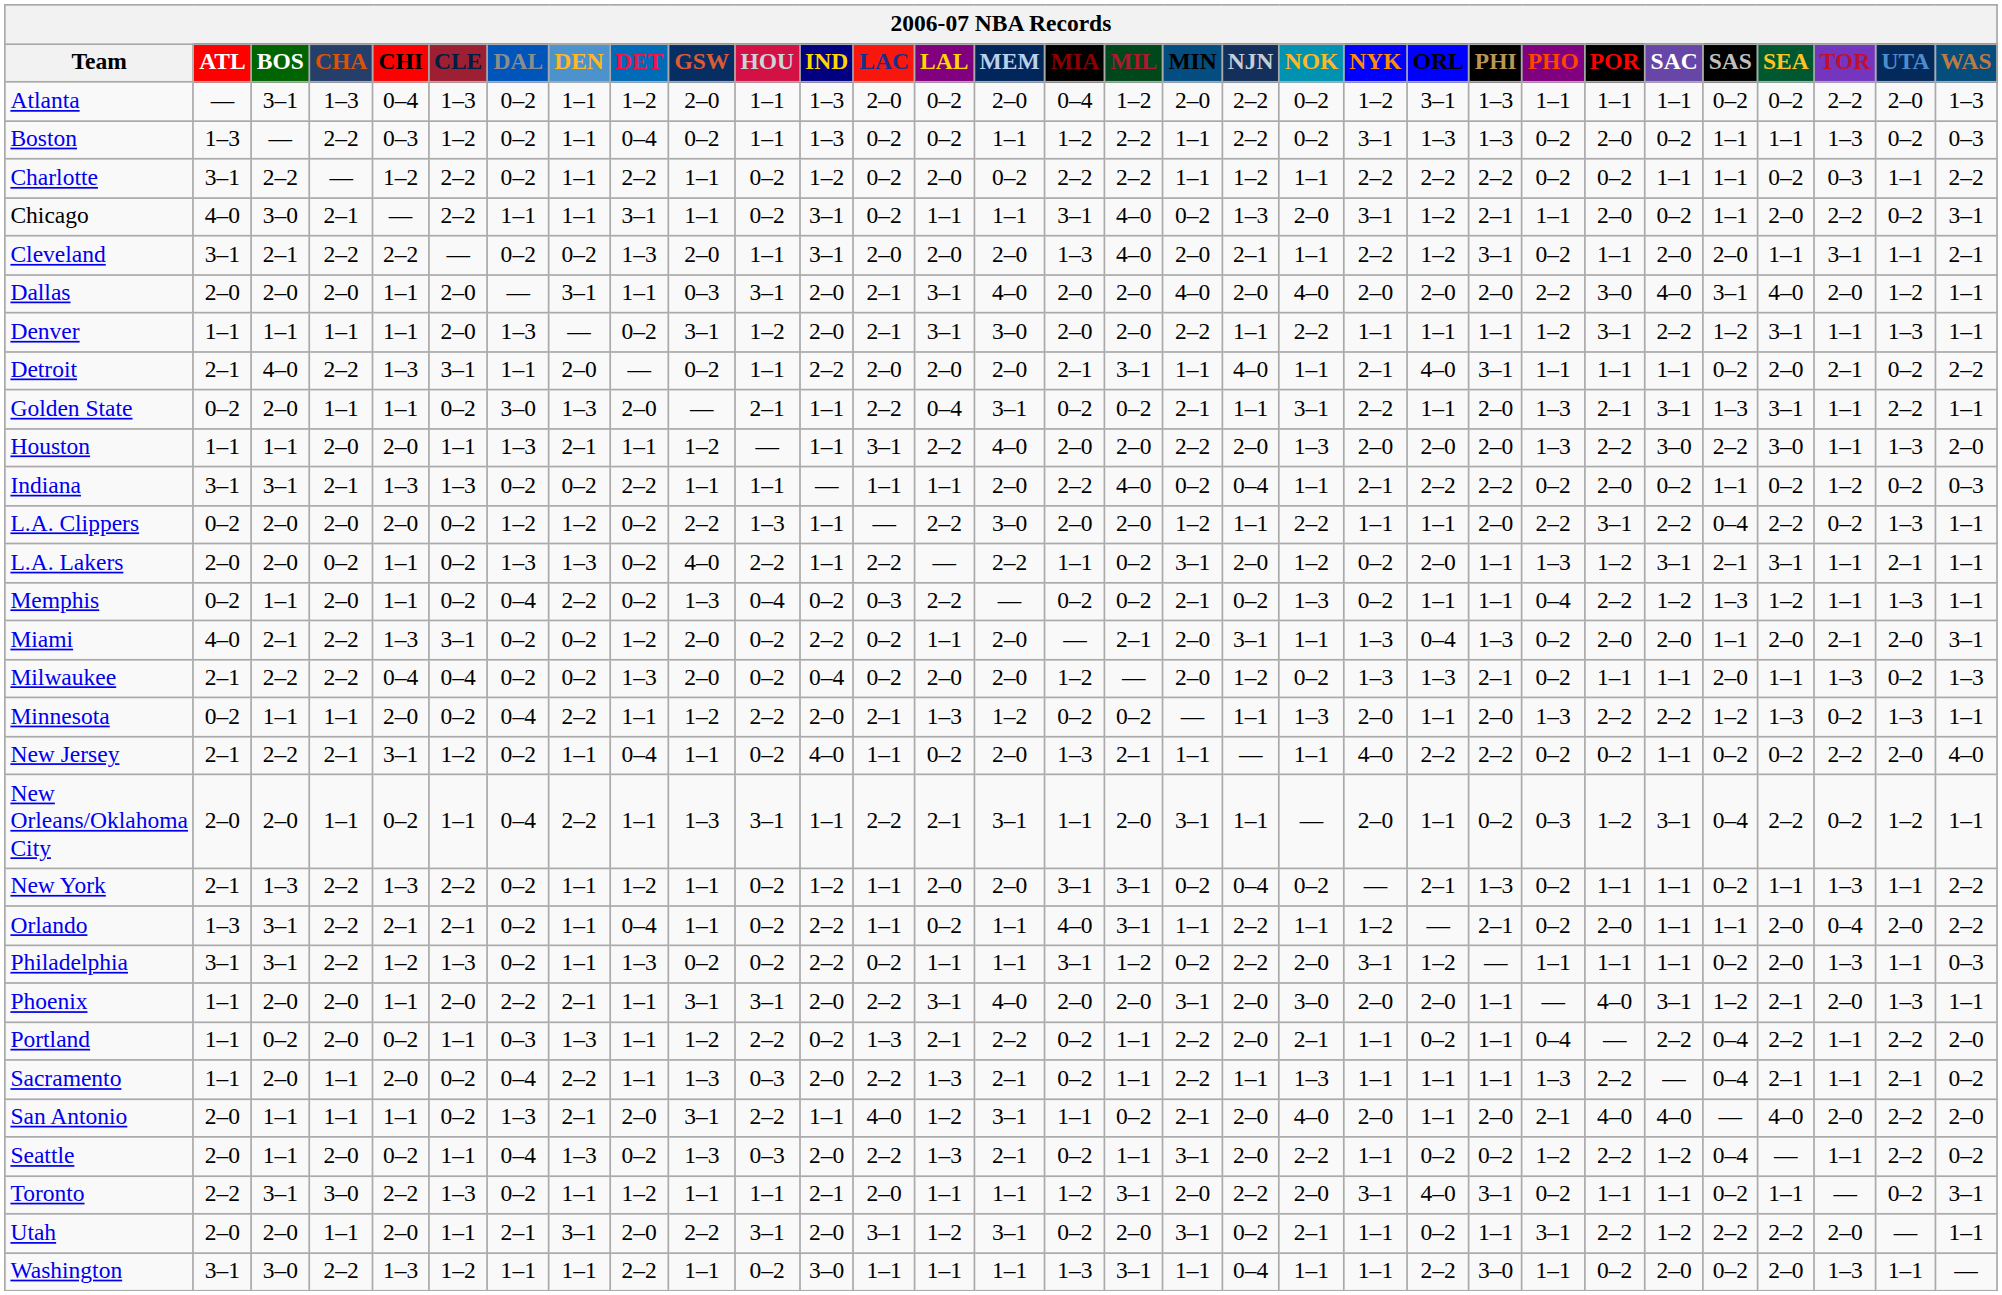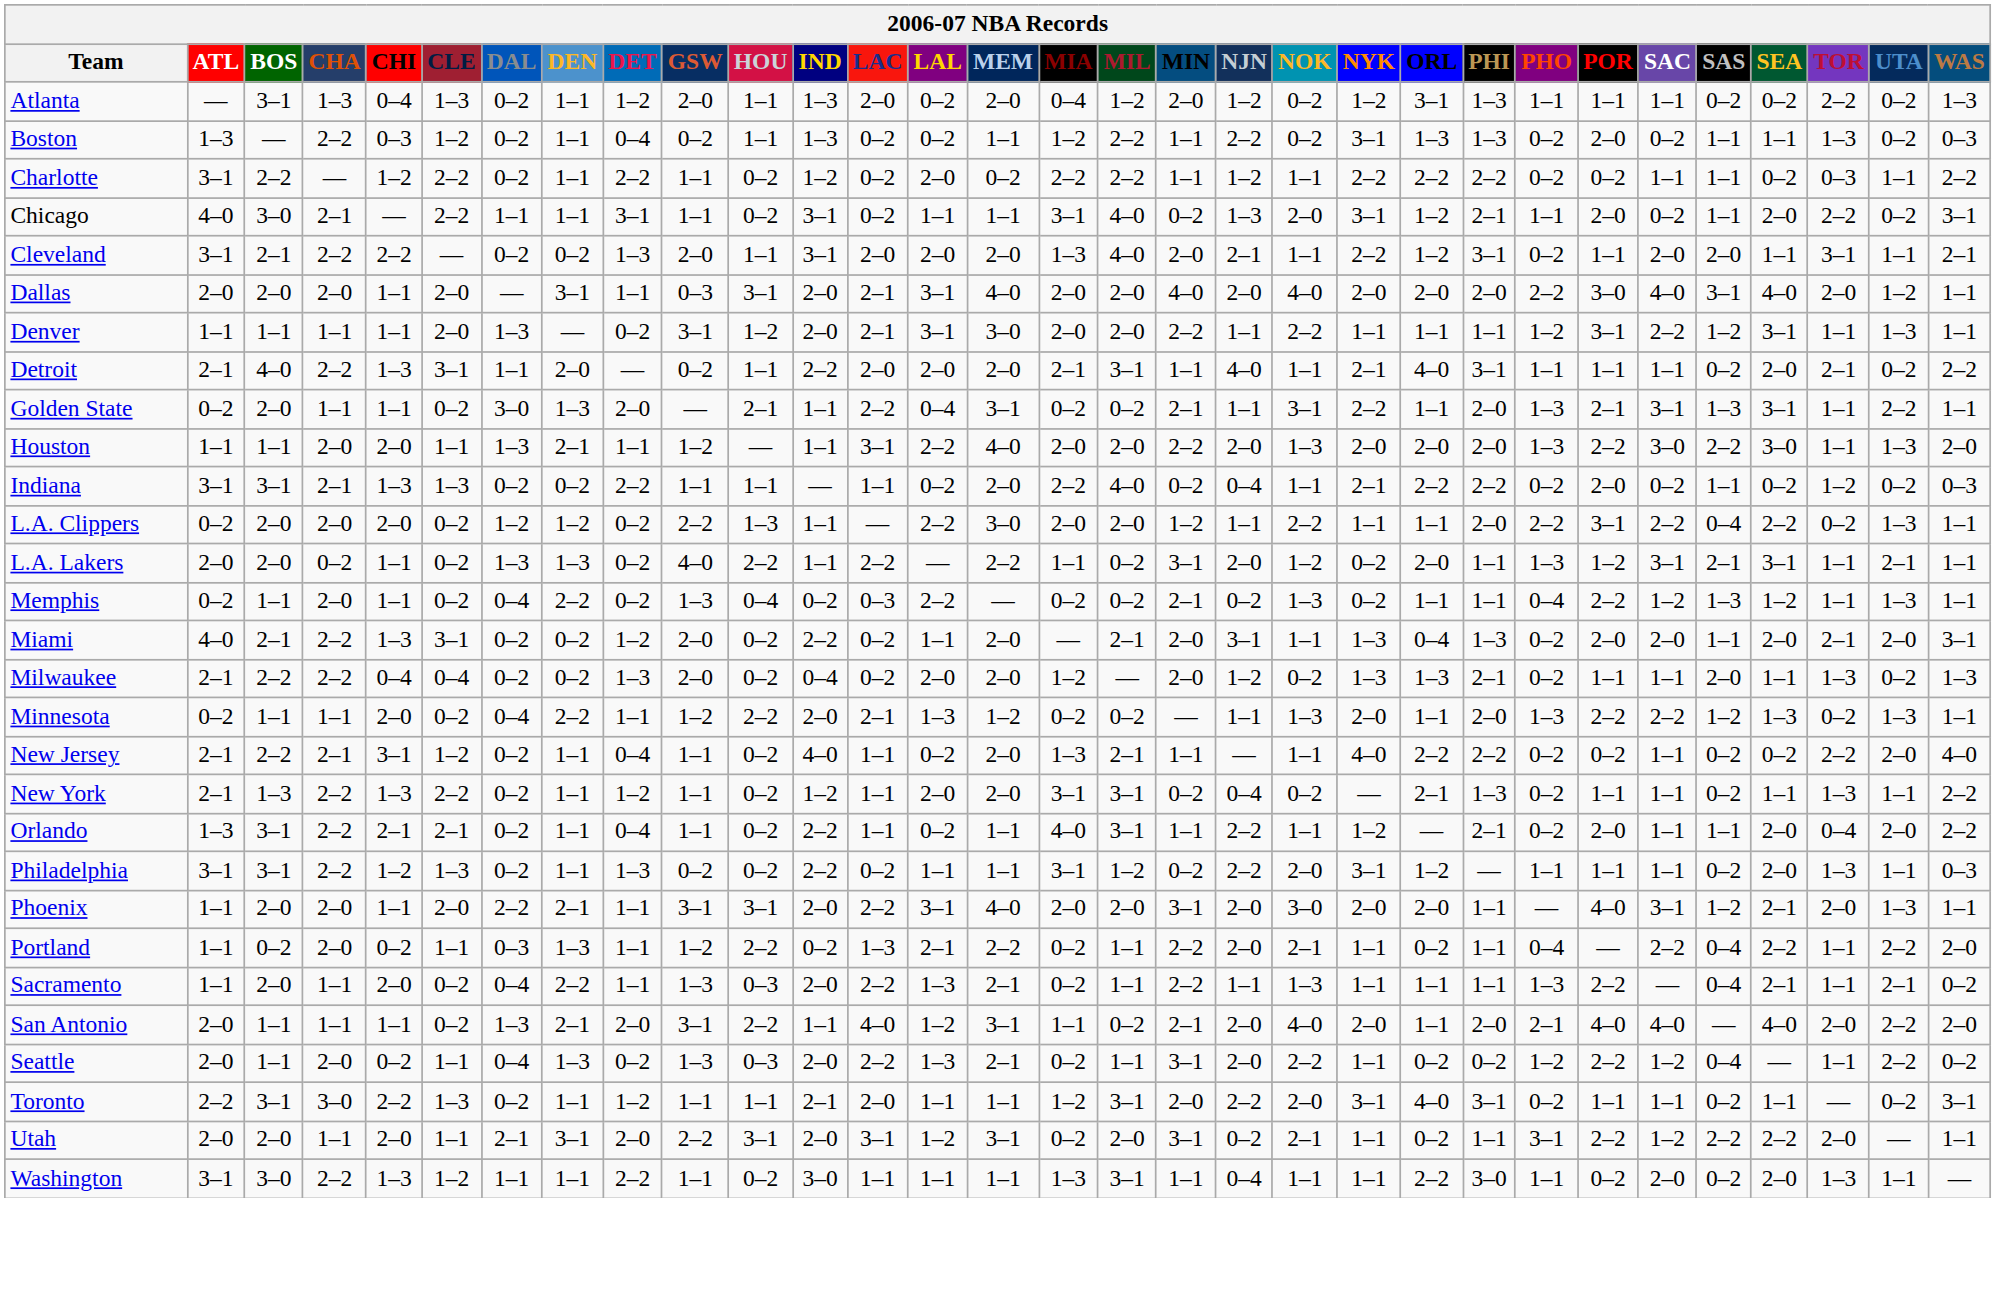(1251, 100) 2–2 -> (1244, 100) 1–2
(1905, 100) 2–0 -> (1899, 100) 0–2
(944, 485) 1–1 -> (938, 485) 0–2
- row: (99, 820)
